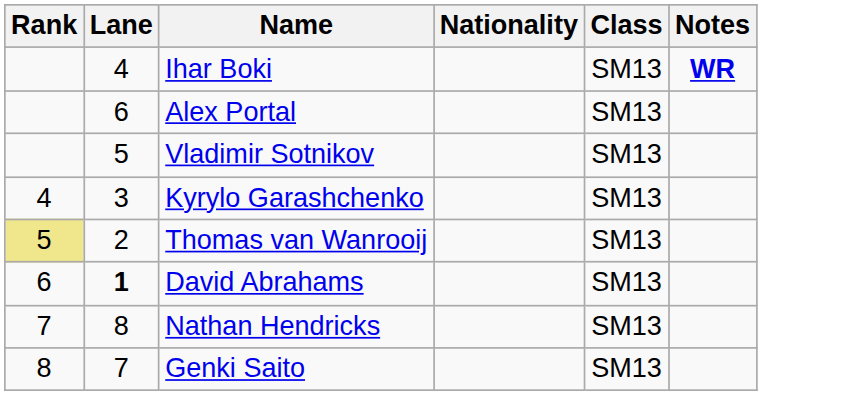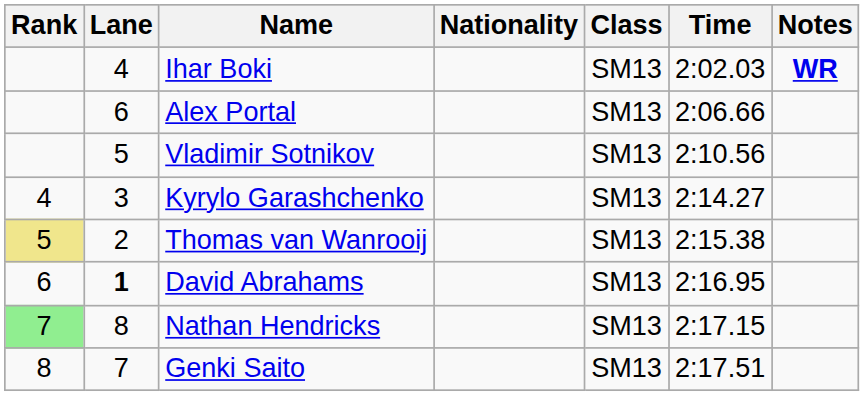+ column: (720, 25)
(44, 326) no background -> (44, 326) lightgreen background
